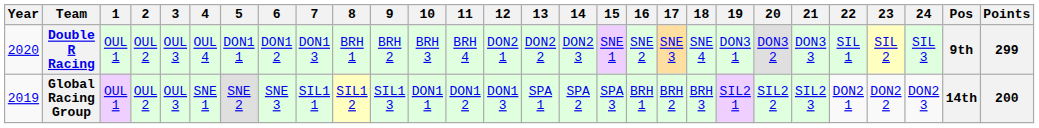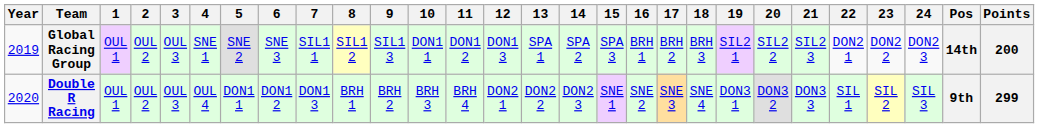rows swapped: (71, 98) <-> (71, 50)
